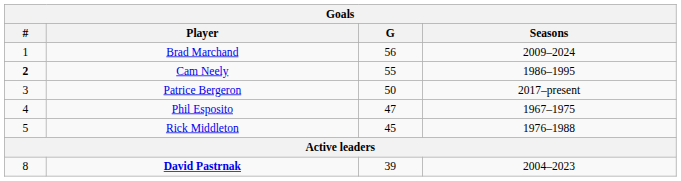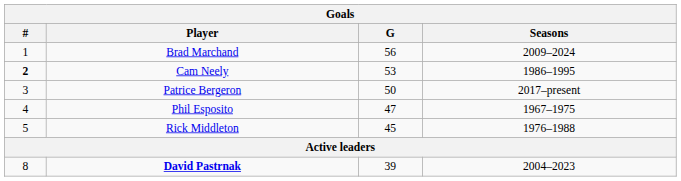(390, 71) 55 -> (390, 71) 53
